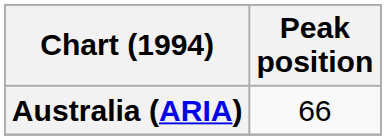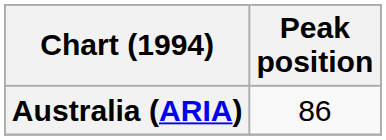(315, 109) 66 -> (315, 109) 86
